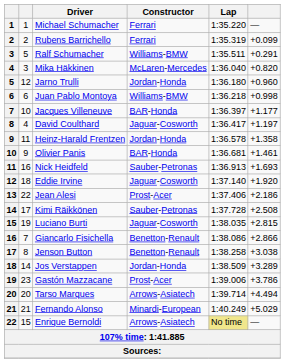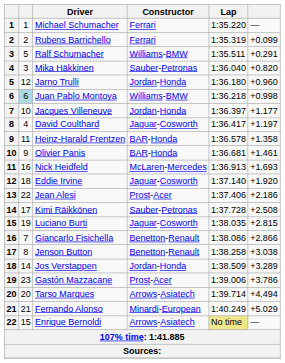(168, 68) McLaren-Mercedes -> (163, 68) Sauber-Petronas
(26, 96) no background -> (26, 96) lightblue background
(153, 110) BAR-Honda -> (158, 110) Jordan-Honda
(158, 138) Jordan-Honda -> (153, 138) BAR-Honda
(163, 167) Sauber-Petronas -> (168, 167) McLaren-Mercedes
